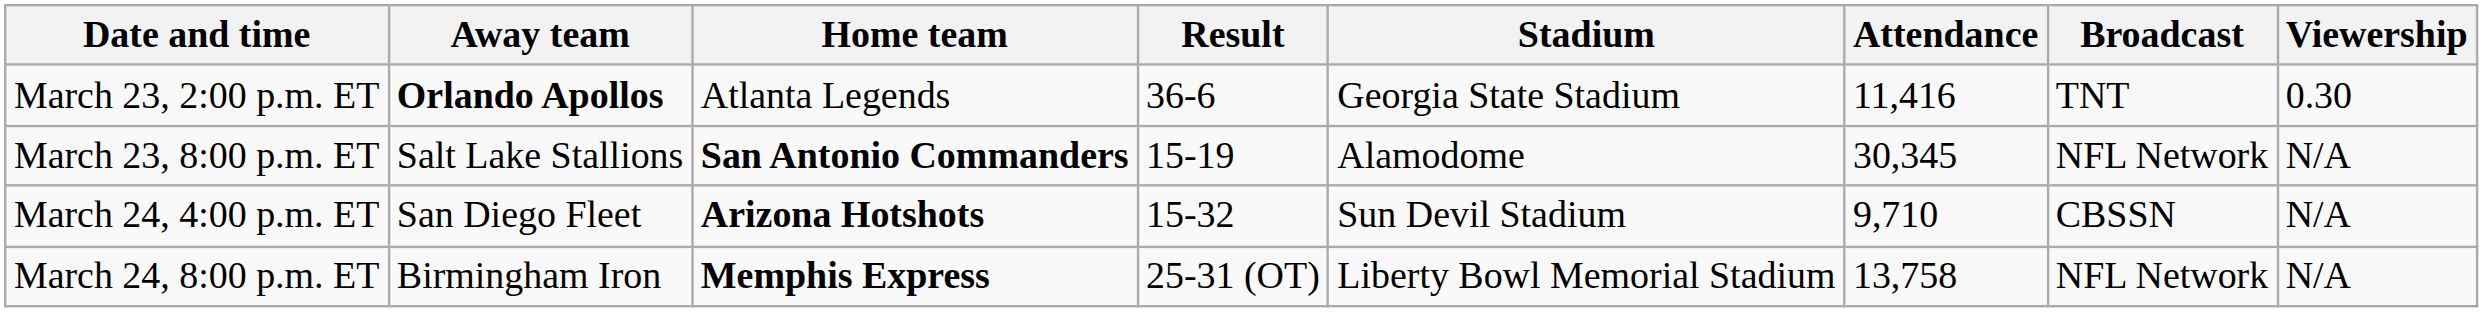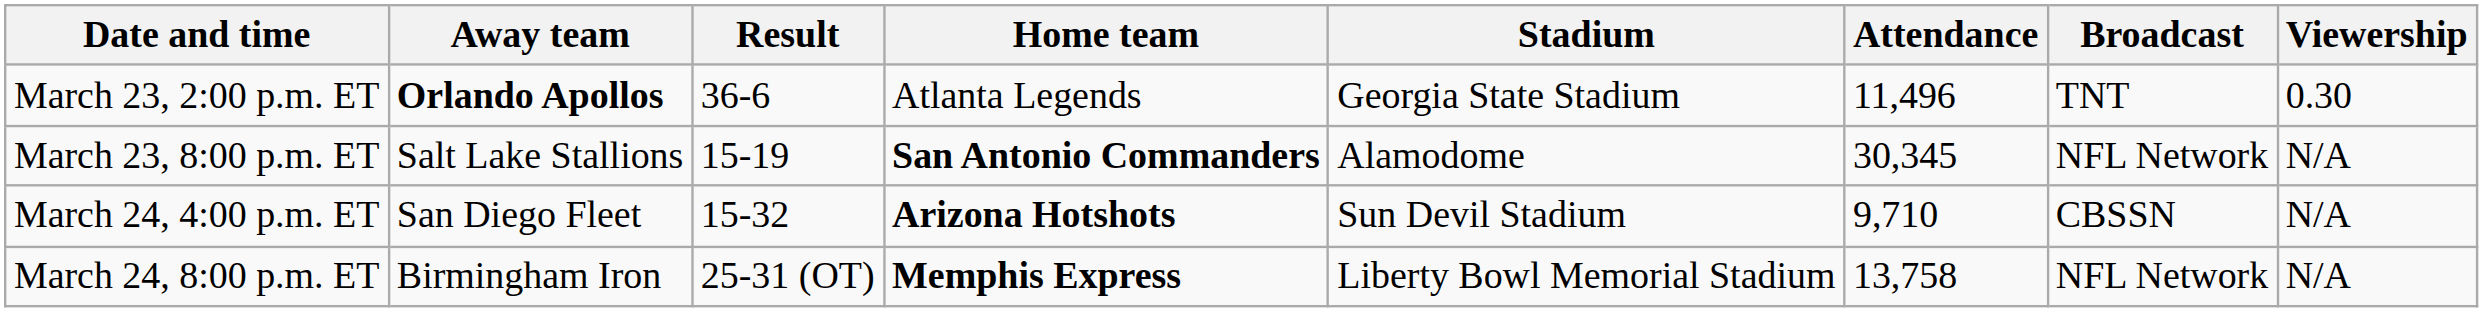columns swapped: (1233, 34) <-> (915, 34)
(1904, 94) 11,416 -> (1904, 94) 11,496
